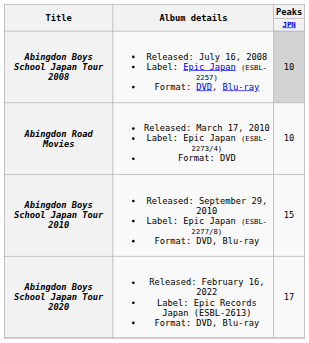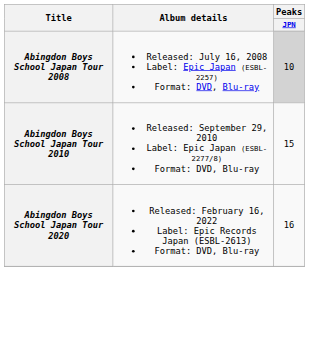- row: (59, 139)
(289, 297) 17 -> (289, 225) 16
